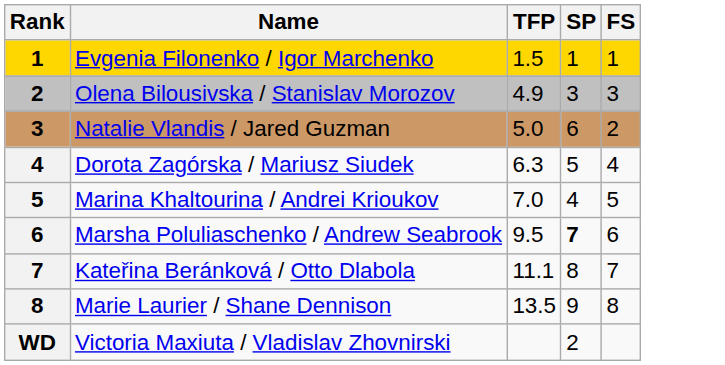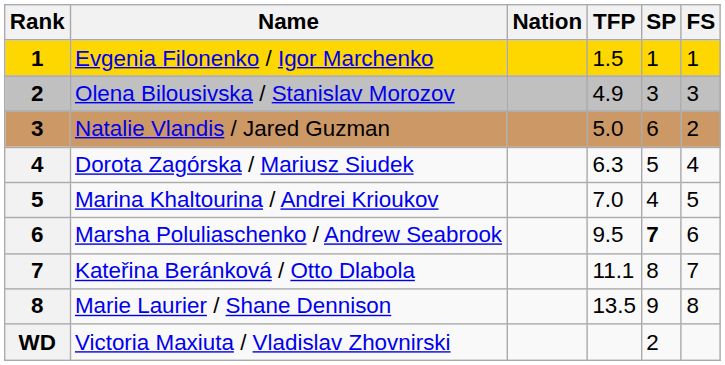+ column: (547, 22)
